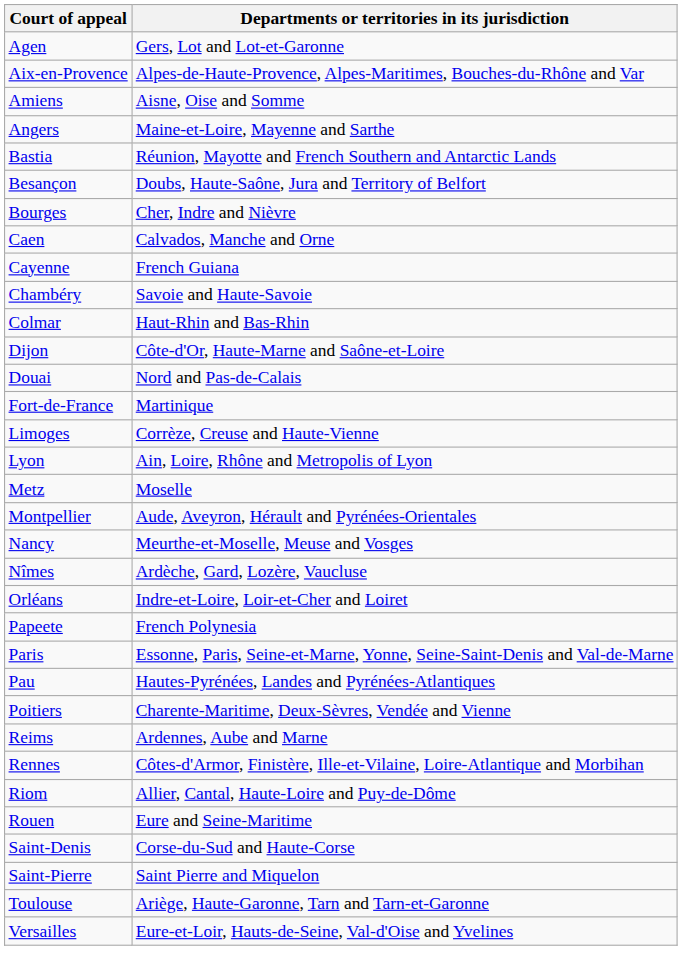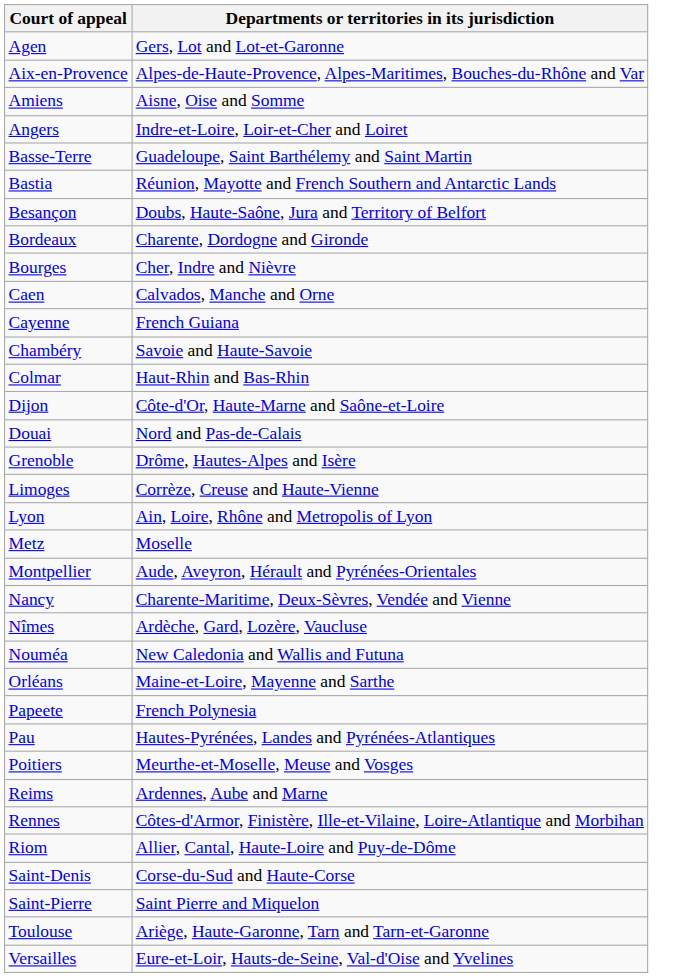(265, 128) Maine-et-Loire, Mayenne and Sarthe -> (272, 128) Indre-et-Loire, Loir-et-Cher and Loiret
+ row: (50, 156)
+ row: (42, 239)
- row: (61, 405)
+ row: (41, 460)
(274, 543) Meurthe-et-Moselle, Meuse and Vosges -> (323, 599) Charente-Maritime, Deux-Sèvres, Vendée and Vienne
+ row: (38, 654)
(272, 599) Indre-et-Loire, Loir-et-Cher and Loiret -> (265, 682) Maine-et-Loire, Mayenne and Sarthe
- row: (26, 654)
(323, 709) Charente-Maritime, Deux-Sèvres, Vendée and Vienne -> (274, 765) Meurthe-et-Moselle, Meuse and Vosges
- row: (31, 820)
